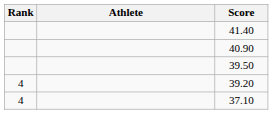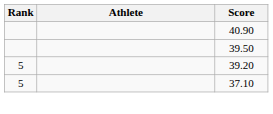- row: (241, 30)
(21, 83) 4 -> (21, 65) 5
(21, 100) 4 -> (21, 83) 5
